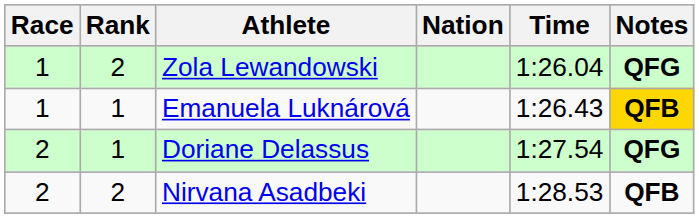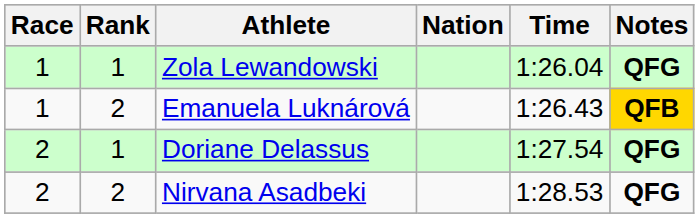(118, 66) 2 -> (118, 66) 1
(118, 108) 1 -> (118, 108) 2
(652, 191) QFB -> (652, 191) QFG
